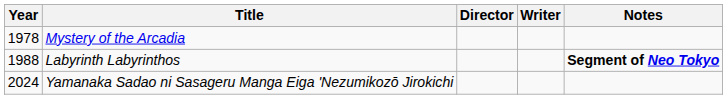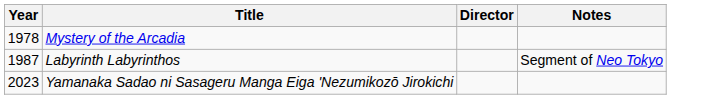- column: (541, 15)
(23, 60) 1988 -> (23, 60) 1987
(643, 60) bold -> (592, 60) normal
(23, 82) 2024 -> (23, 82) 2023
